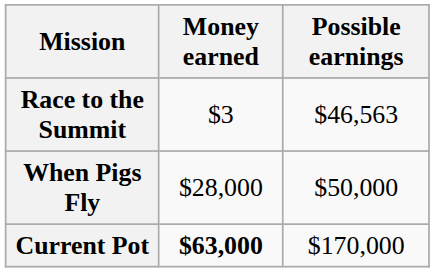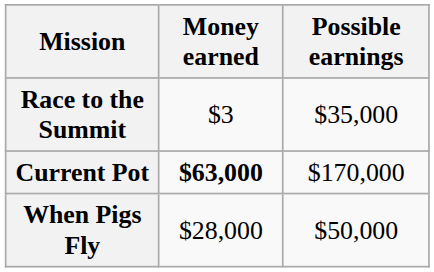(356, 114) $46,563 -> (356, 114) $35,000
rows swapped: (82, 187) <-> (82, 245)
